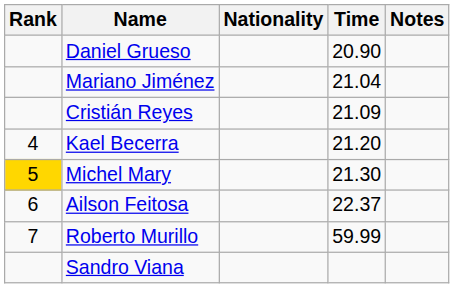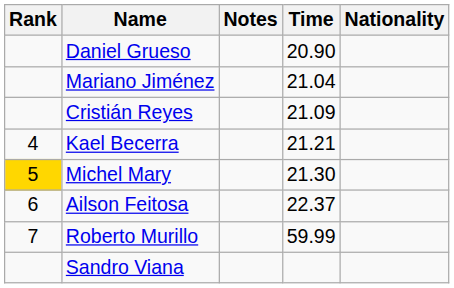columns swapped: (273, 19) <-> (417, 19)
(357, 143) 21.20 -> (311, 143) 21.21
